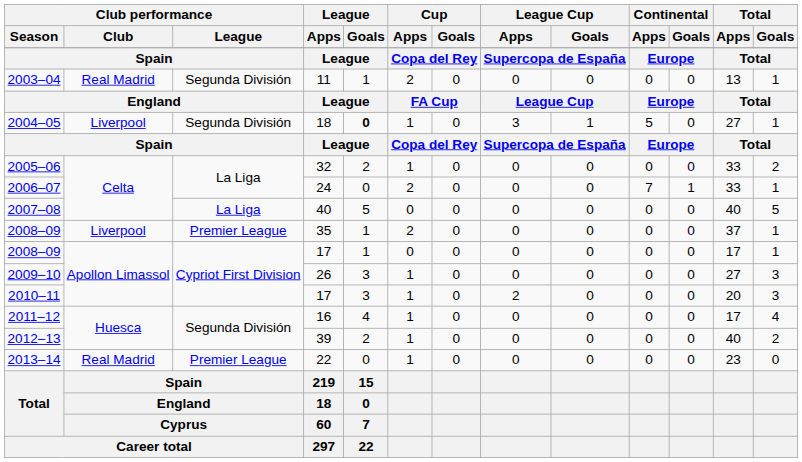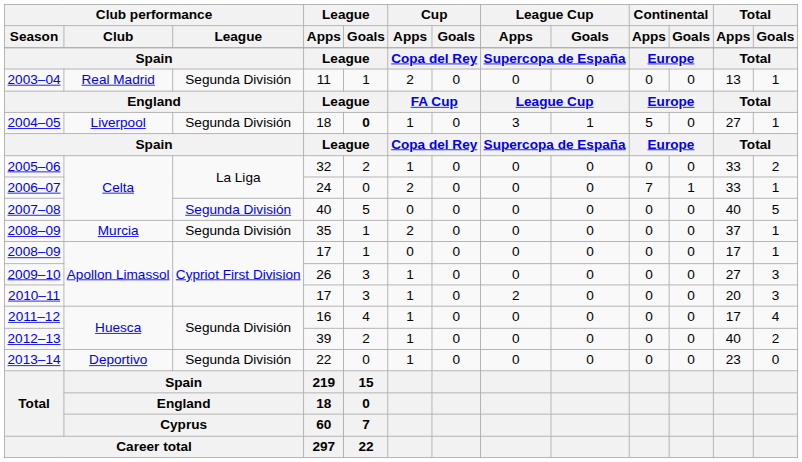(238, 209) La Liga -> (238, 209) Segunda División
(118, 230) Liverpool -> (118, 230) Murcia
(238, 230) Premier League -> (238, 230) Segunda División
(118, 360) Real Madrid -> (118, 360) Deportivo
(238, 360) Premier League -> (238, 360) Segunda División
